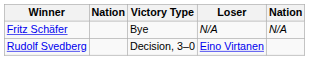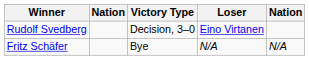rows swapped: (47, 47) <-> (37, 30)
